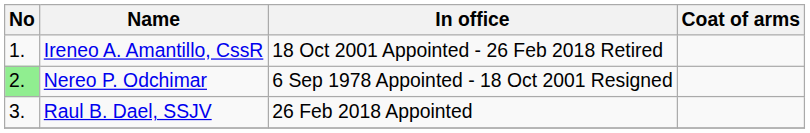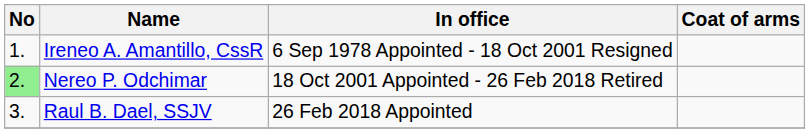(468, 50) 18 Oct 2001 Appointed - 26 Feb 2018 Retired -> (472, 50) 6 Sep 1978 Appointed - 18 Oct 2001 Resigned
(472, 81) 6 Sep 1978 Appointed - 18 Oct 2001 Resigned -> (468, 81) 18 Oct 2001 Appointed - 26 Feb 2018 Retired
